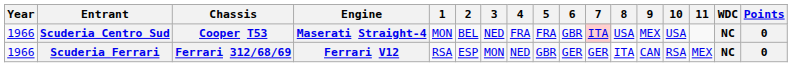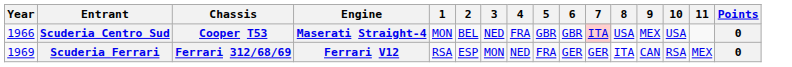- column: (728, 14)
(546, 33) FRA -> (546, 33) GBR
(21, 52) 1966 -> (21, 52) 1969
(546, 52) GBR -> (546, 52) FRA
